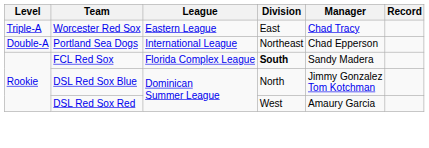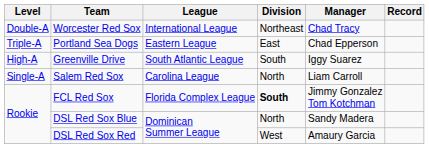(24, 28) Triple-A -> (28, 28) Double-A
(181, 28) Eastern League -> (191, 28) International League
(270, 28) East -> (281, 28) Northeast
(28, 44) Double-A -> (24, 44) Triple-A
(191, 44) International League -> (181, 44) Eastern League
(281, 44) Northeast -> (270, 44) East
+ row: (89, 60)
+ row: (88, 76)
(341, 60) Sandy Madera -> (345, 98) Jimmy Gonzalez Tom Kotchman
(345, 82) Jimmy Gonzalez Tom Kotchman -> (341, 119) Sandy Madera
